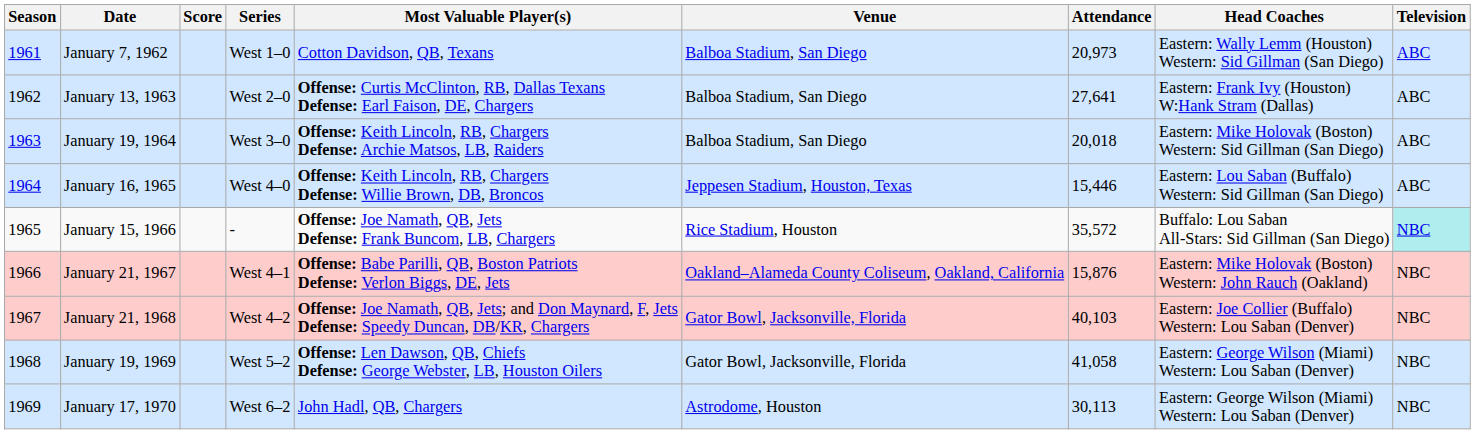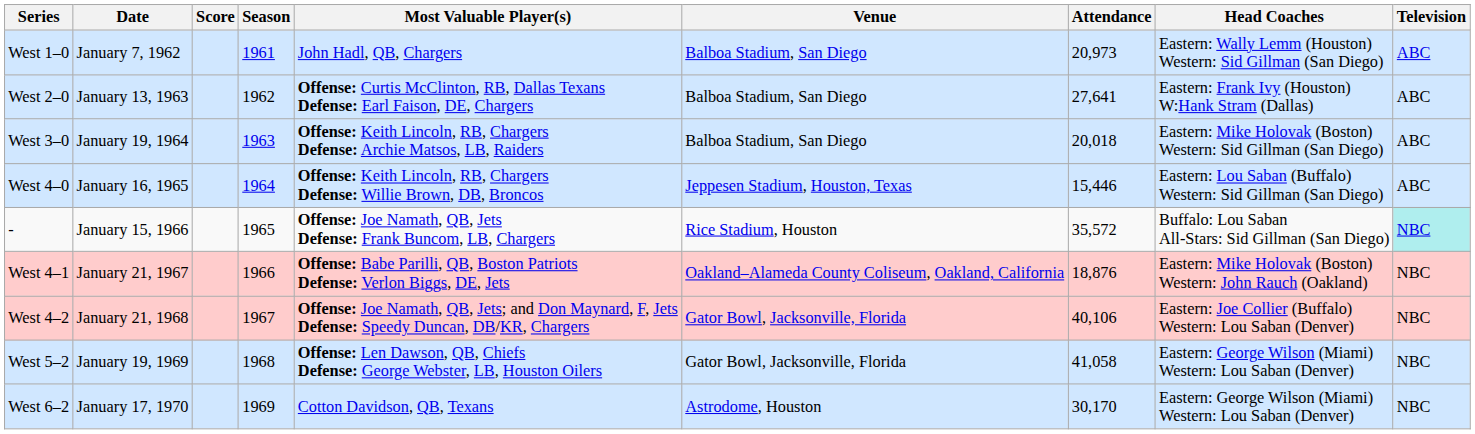columns swapped: (32, 17) <-> (260, 17)
(396, 52) Cotton Davidson, QB, Texans -> (380, 52) John Hadl, QB, Chargers
(1094, 273) 15,876 -> (1094, 273) 18,876
(1094, 317) 40,103 -> (1094, 317) 40,106
(380, 406) John Hadl, QB, Chargers -> (396, 406) Cotton Davidson, QB, Texans
(1094, 406) 30,113 -> (1094, 406) 30,170
